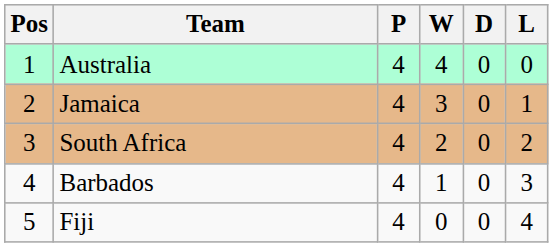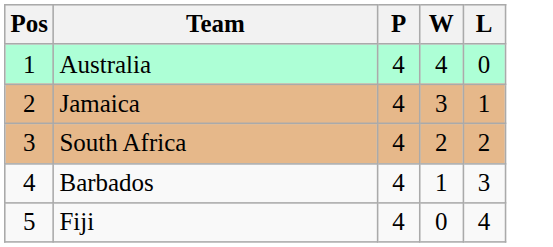- column: (484, 24)
